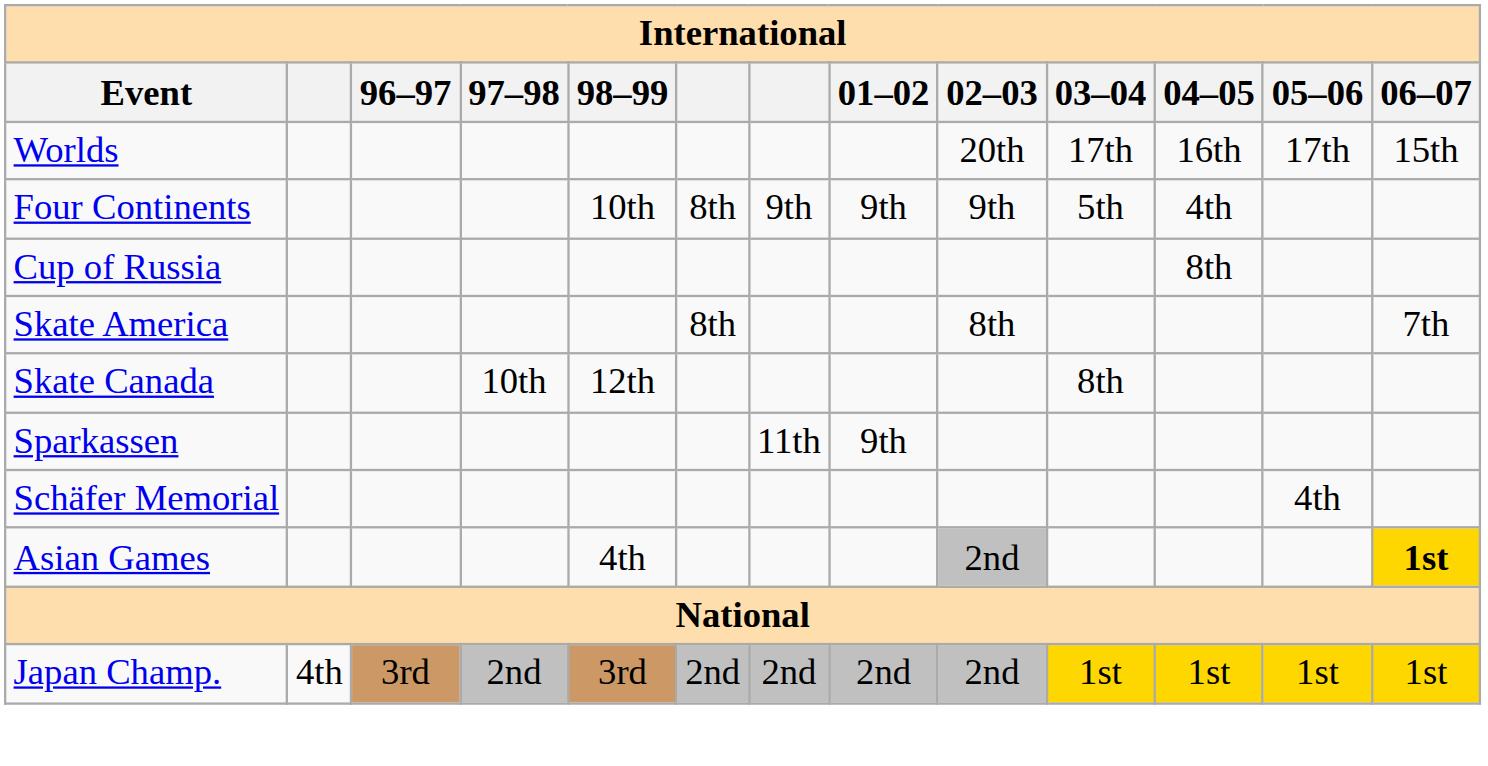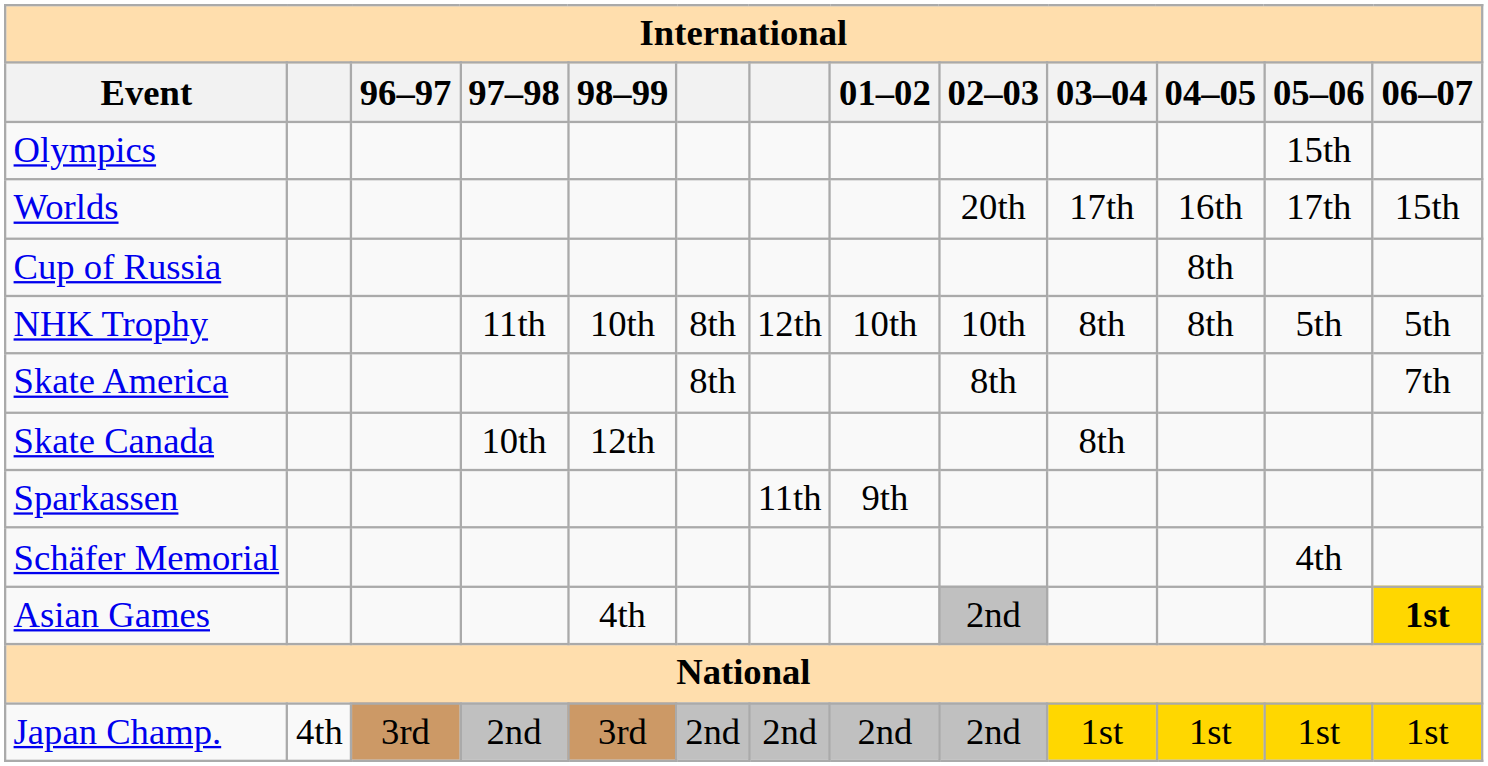+ row: (85, 149)
- row: (132, 207)
+ row: (111, 324)
